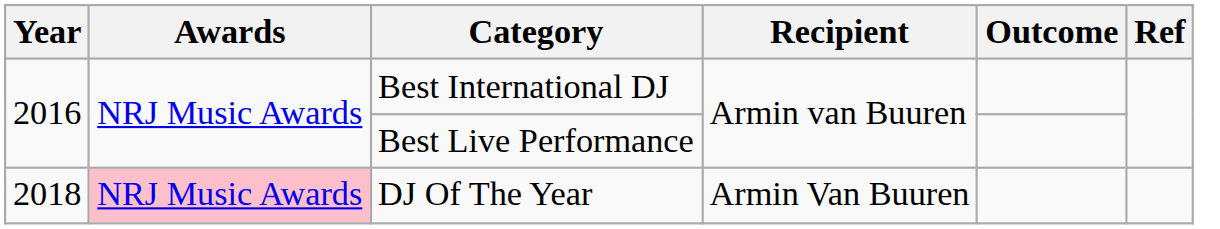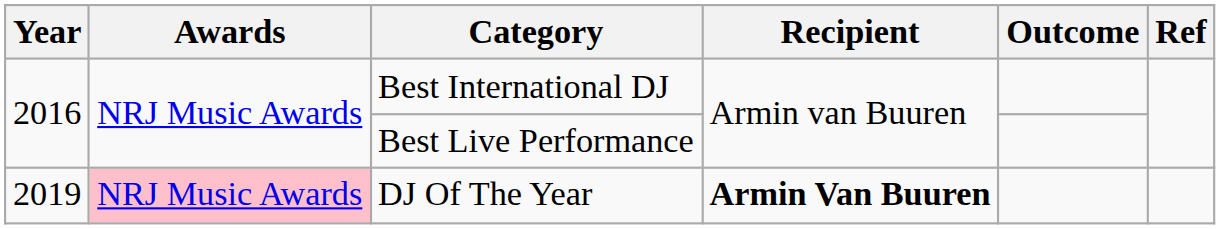(47, 194) 2018 -> (47, 194) 2019
(840, 194) normal -> (850, 194) bold
